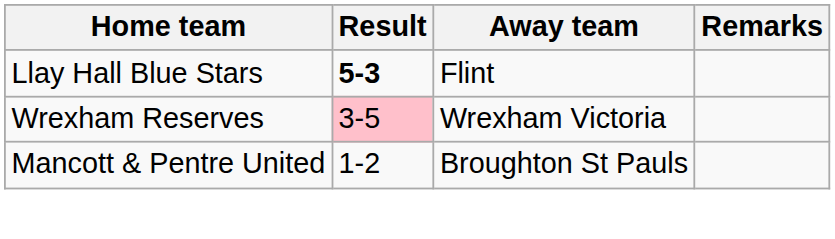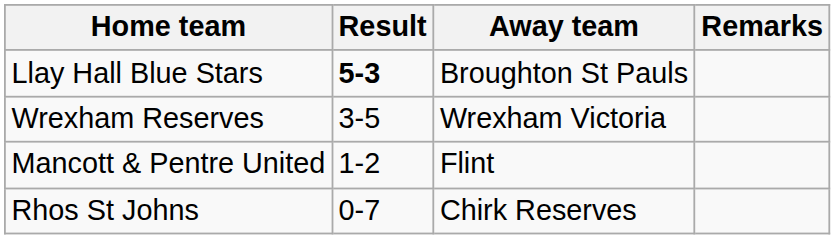(467, 73) Flint -> (564, 73) Broughton St Pauls
(359, 118) pink background -> (359, 118) no background
(564, 164) Broughton St Pauls -> (467, 164) Flint
+ row: (105, 210)
